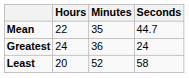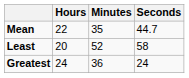rows swapped: (29, 47) <-> (21, 64)
